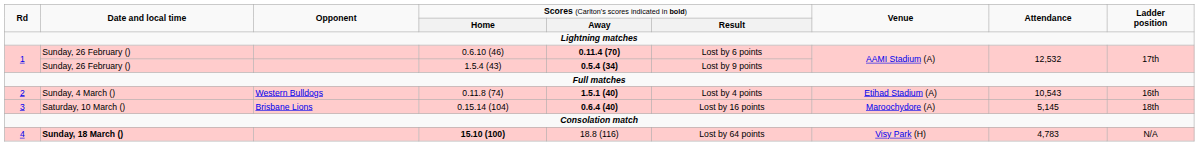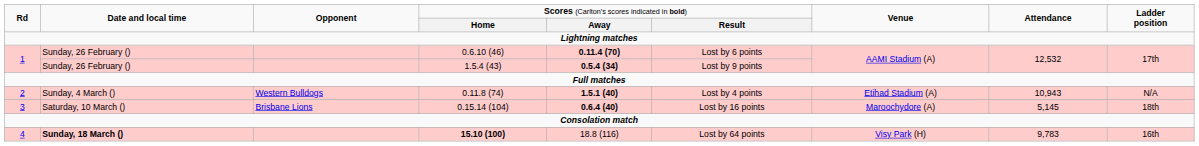(1048, 93) 10,543 -> (1048, 93) 10,943
(1151, 93) 16th -> (1151, 93) N/A
(1048, 134) 4,783 -> (1048, 134) 9,783
(1151, 134) N/A -> (1151, 134) 16th
